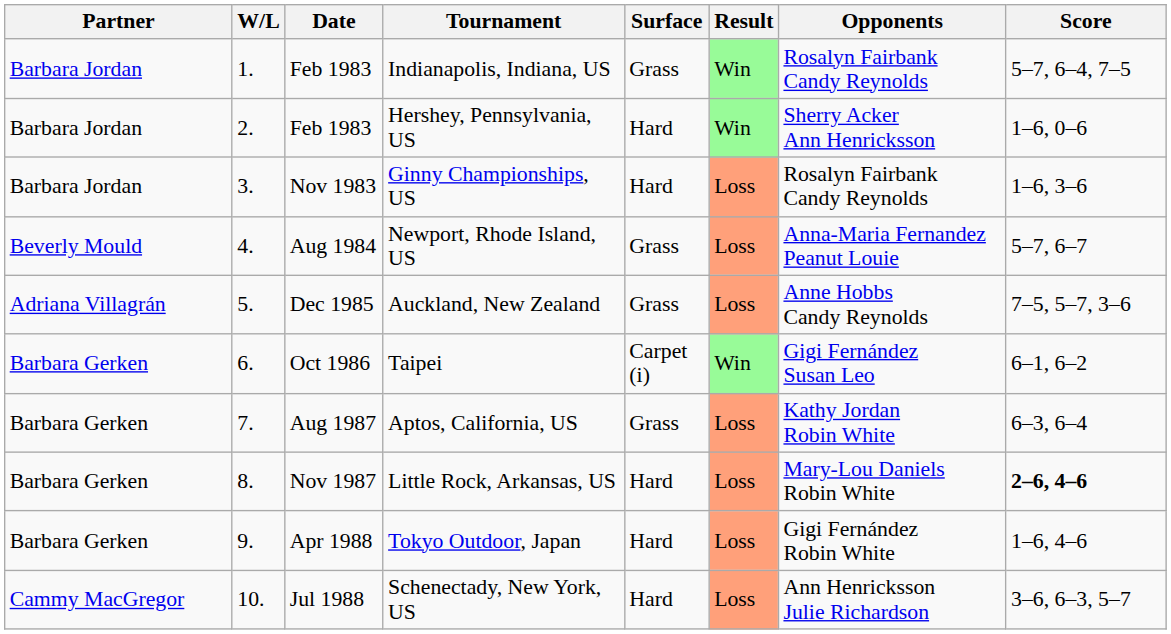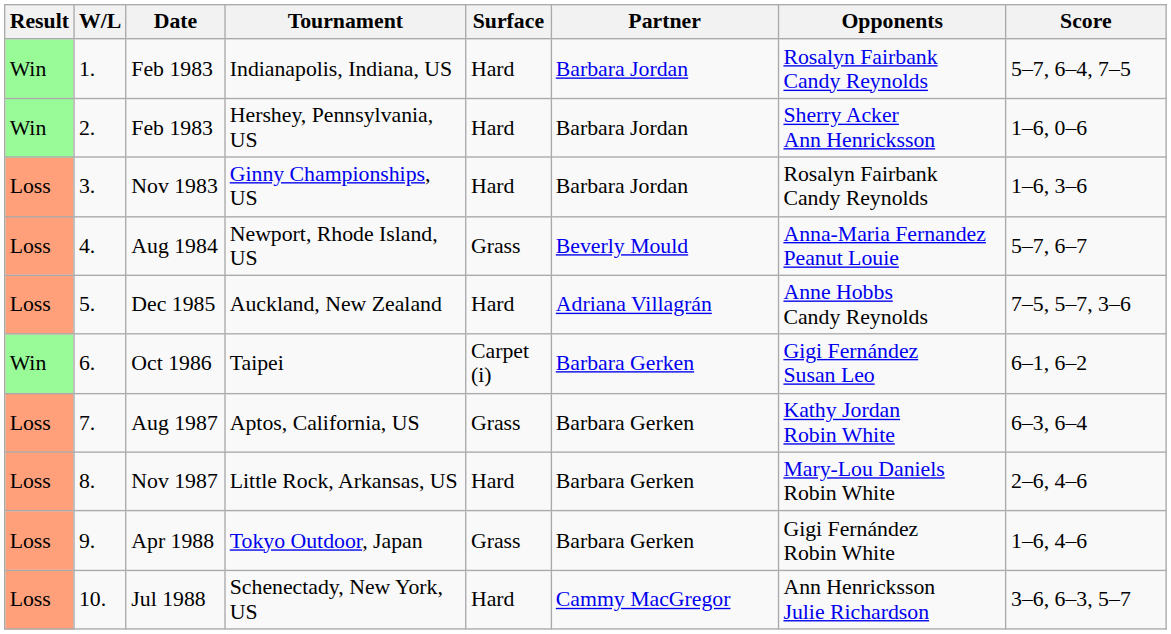columns swapped: (744, 21) <-> (118, 21)
(654, 68) Grass -> (493, 68) Hard
(654, 304) Grass -> (493, 304) Hard
(1049, 481) bold -> (1049, 481) normal
(651, 540) Hard -> (496, 540) Grass
